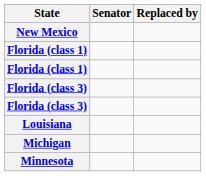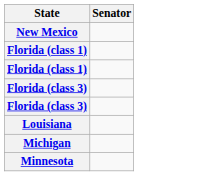- column: (167, 13)
